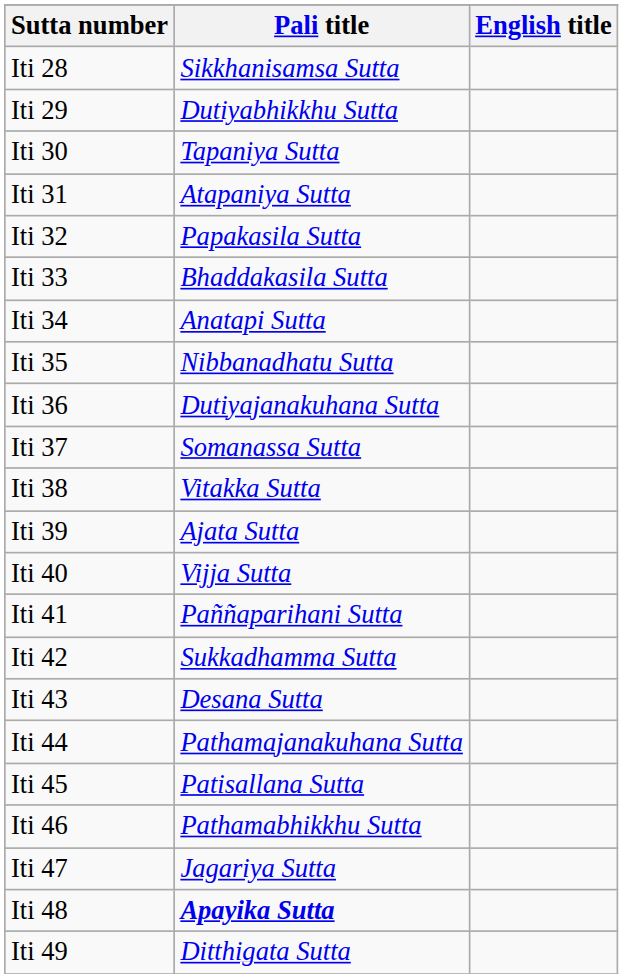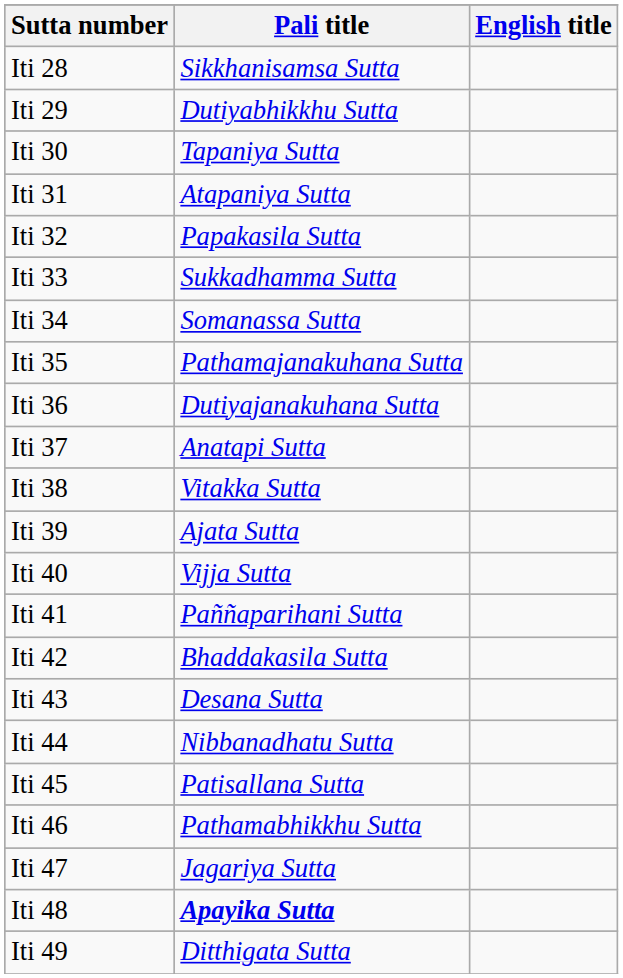(284, 278) Bhaddakasila Sutta -> (288, 278) Sukkadhamma Sutta
(253, 320) Anatapi Sutta -> (271, 320) Somanassa Sutta
(287, 362) Nibbanadhatu Sutta -> (322, 362) Pathamajanakuhana Sutta
(271, 446) Somanassa Sutta -> (253, 446) Anatapi Sutta
(288, 657) Sukkadhamma Sutta -> (284, 657) Bhaddakasila Sutta
(322, 741) Pathamajanakuhana Sutta -> (287, 741) Nibbanadhatu Sutta
